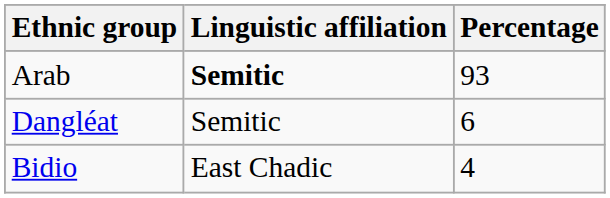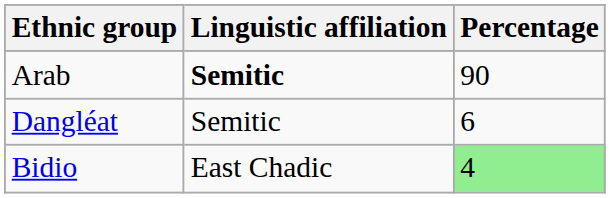(475, 74) 93 -> (475, 74) 90
(468, 167) no background -> (468, 167) lightgreen background
